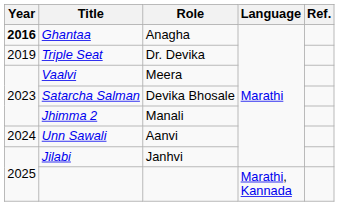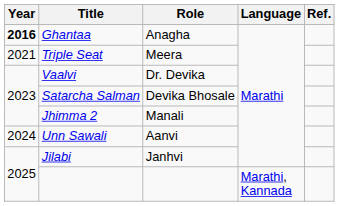(22, 55) 2019 -> (22, 55) 2021
(175, 55) Dr. Devika -> (164, 55) Meera
(164, 75) Meera -> (175, 75) Dr. Devika
